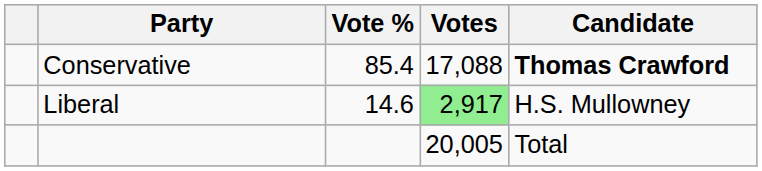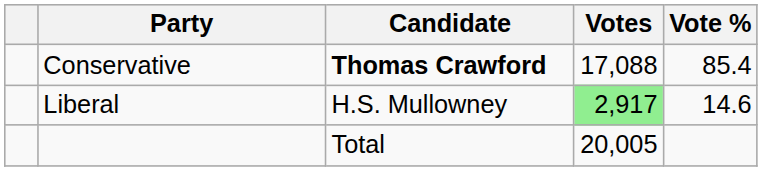columns swapped: (633, 24) <-> (373, 24)
